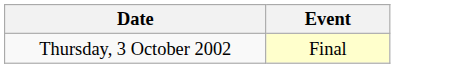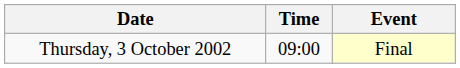+ column: (299, 19)
